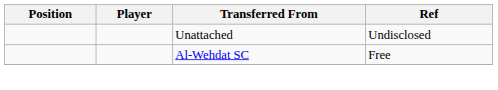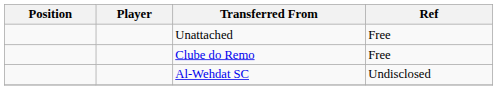(400, 34) Undisclosed -> (379, 34) Free
+ row: (215, 54)
(379, 54) Free -> (400, 74) Undisclosed
